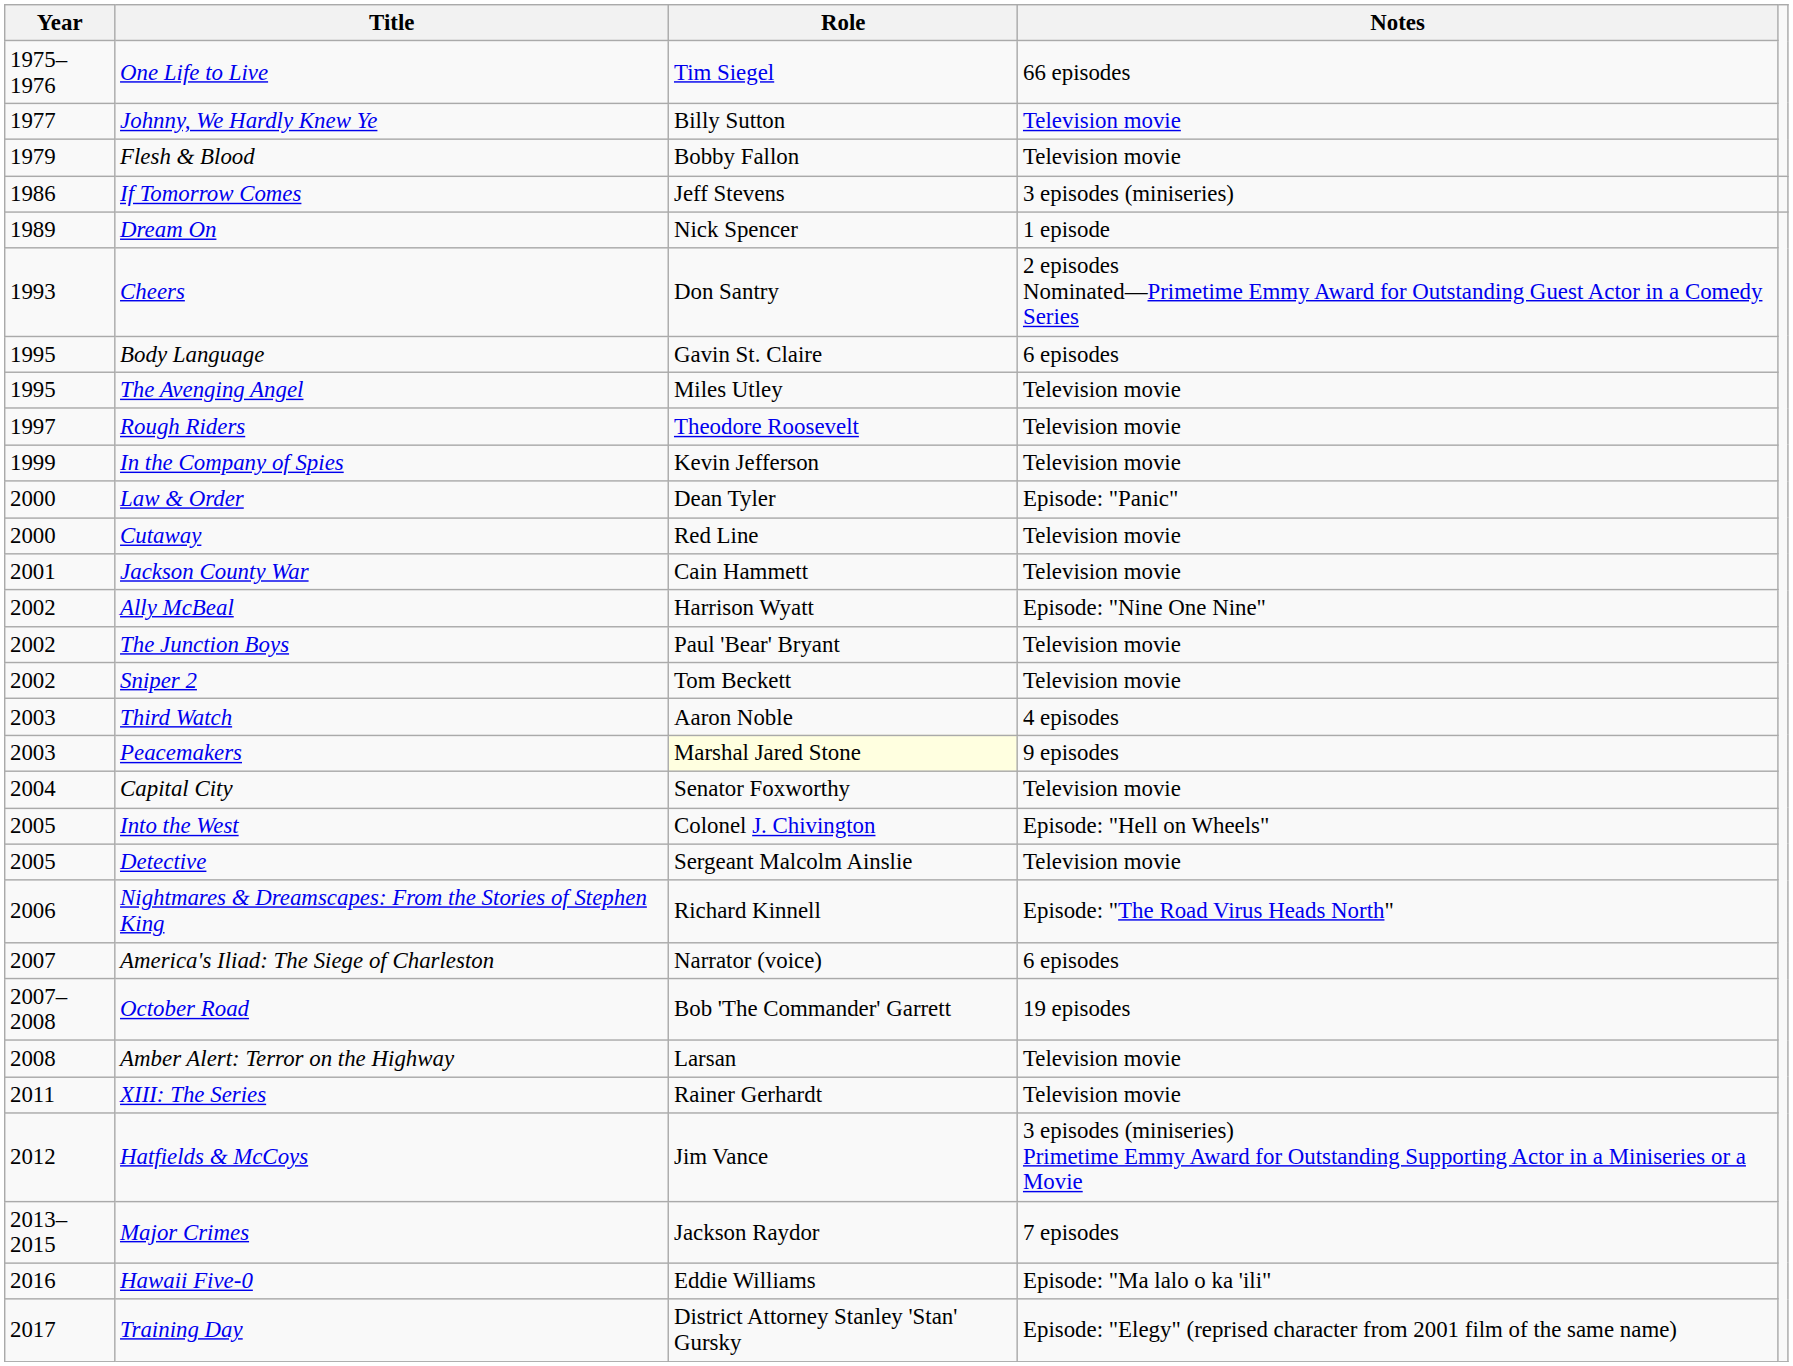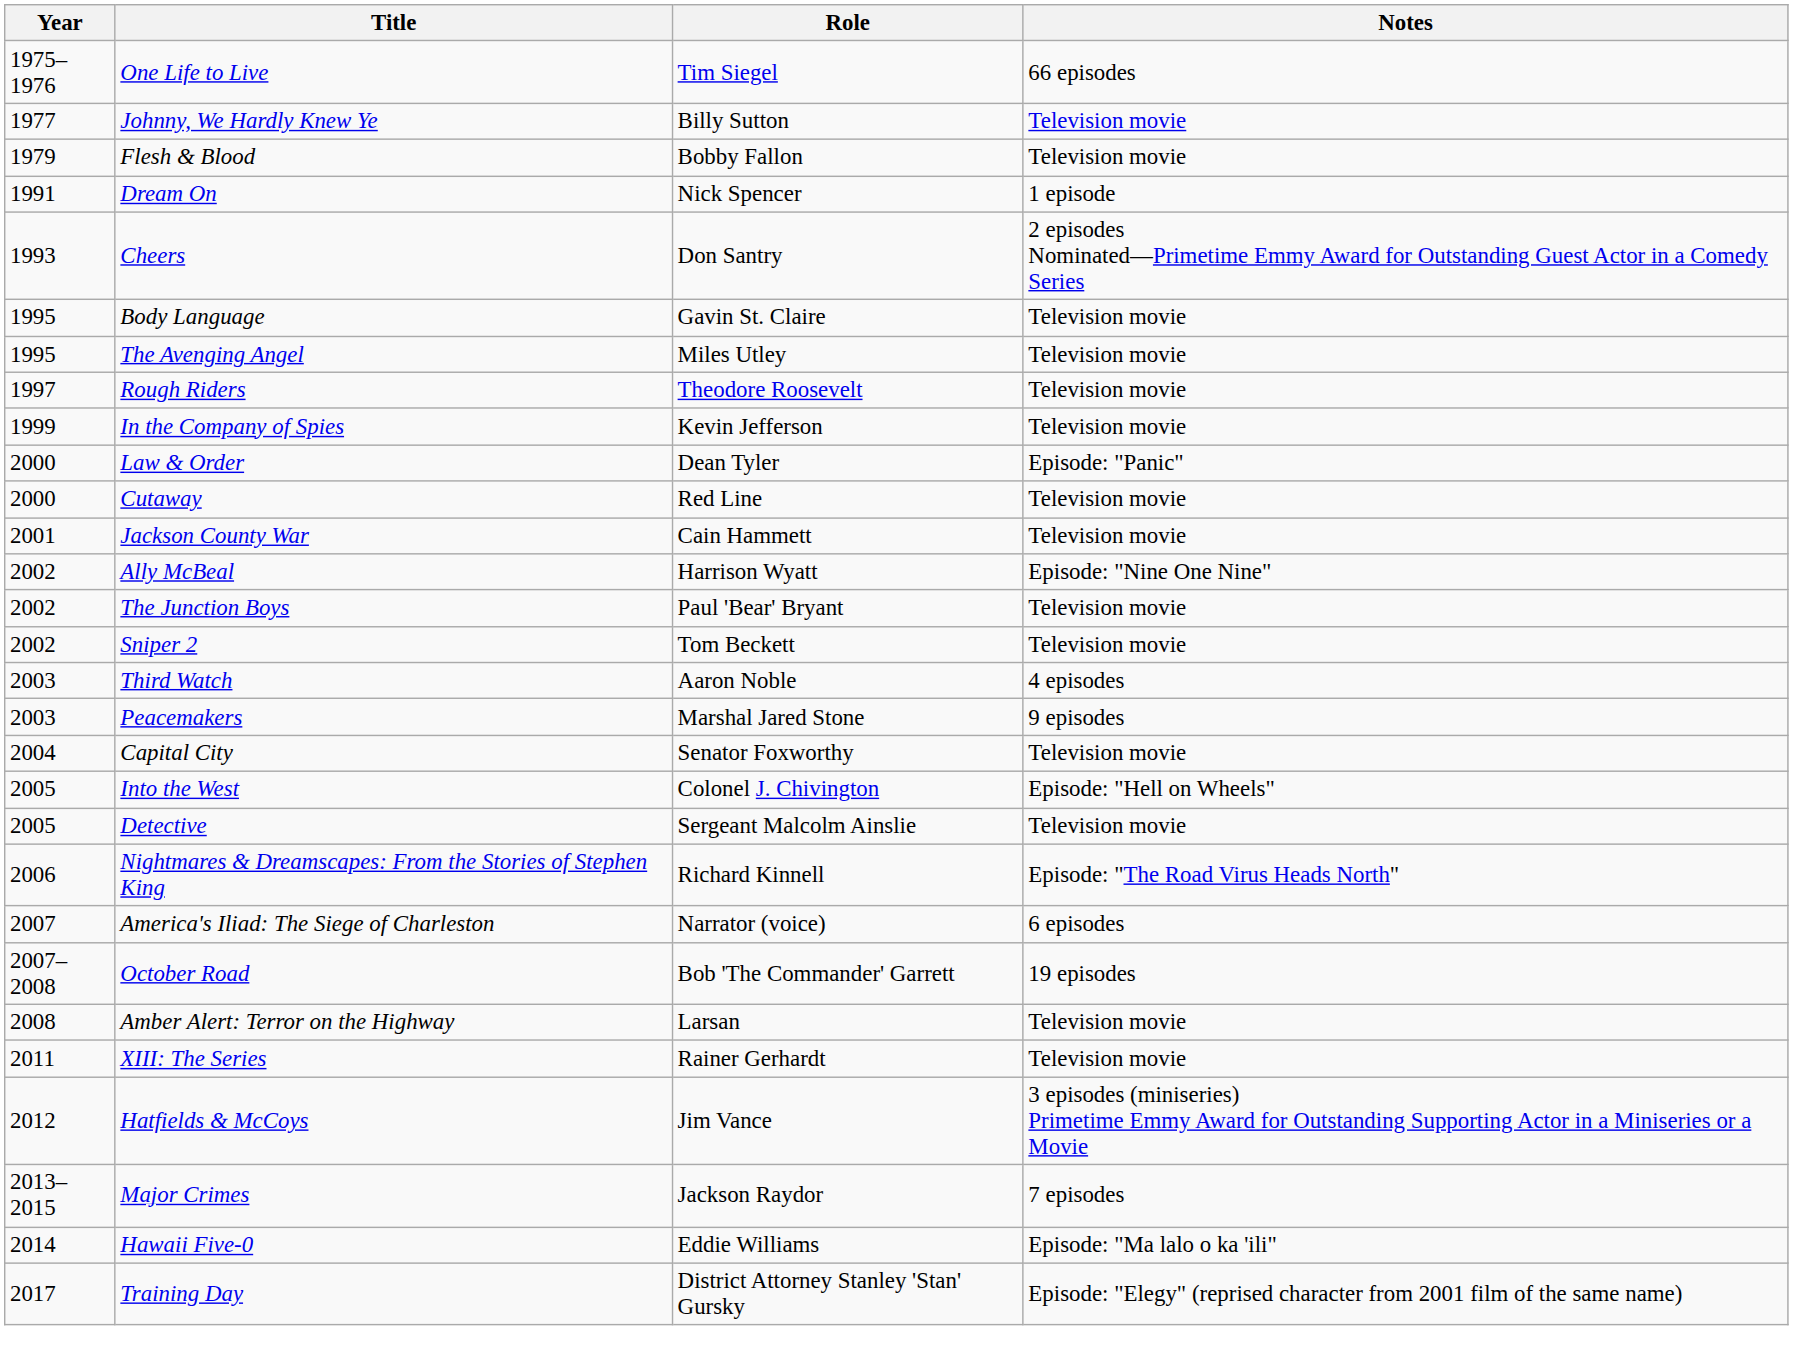- row: (211, 193)
(33, 229) 1989 -> (33, 193) 1991
(1071, 353) 6 episodes -> (1107, 317) Television movie
(767, 753) lightyellow background -> (771, 716) no background
(33, 1280) 2016 -> (33, 1244) 2014
